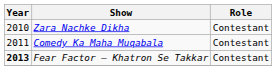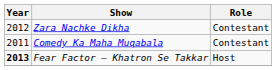(18, 27) 2010 -> (18, 27) 2012
(241, 58) Contestant -> (224, 58) Host
